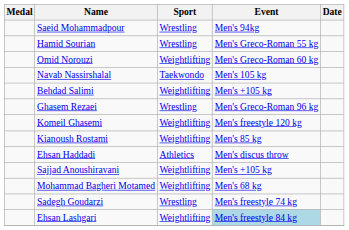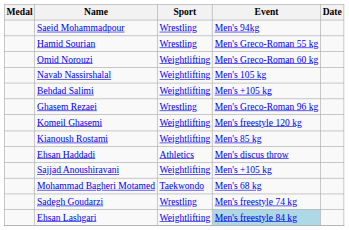(182, 75) Taekwondo -> (185, 75) Weightlifting
(185, 186) Weightlifting -> (182, 186) Taekwondo
